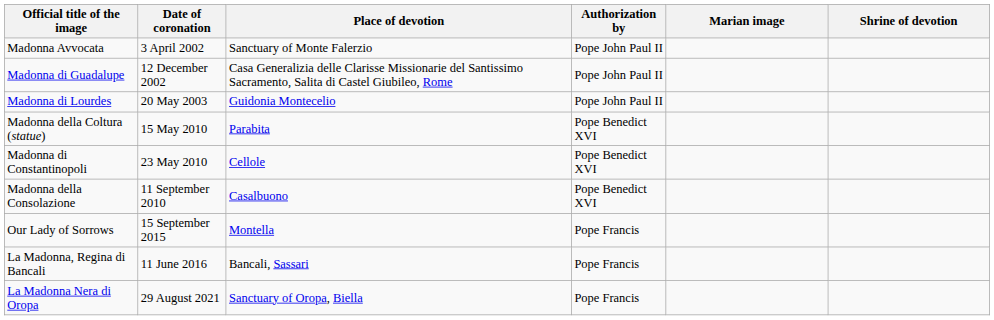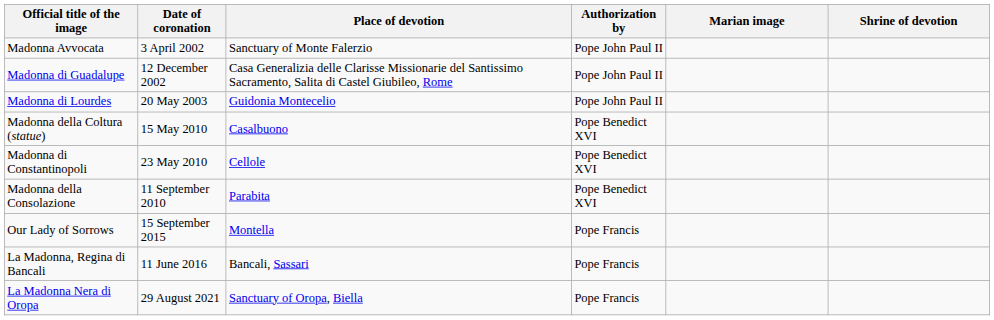(249, 128) Parabita -> (258, 128) Casalbuono
(258, 196) Casalbuono -> (249, 196) Parabita
